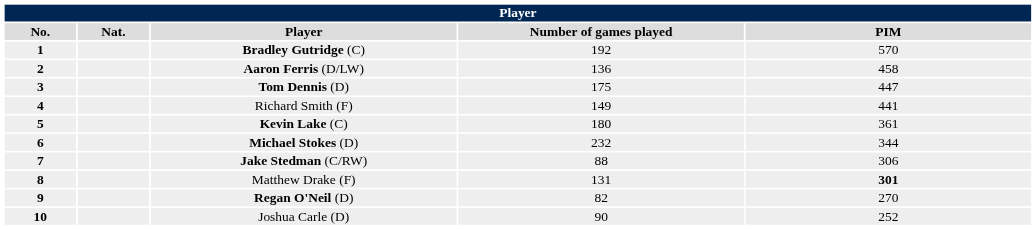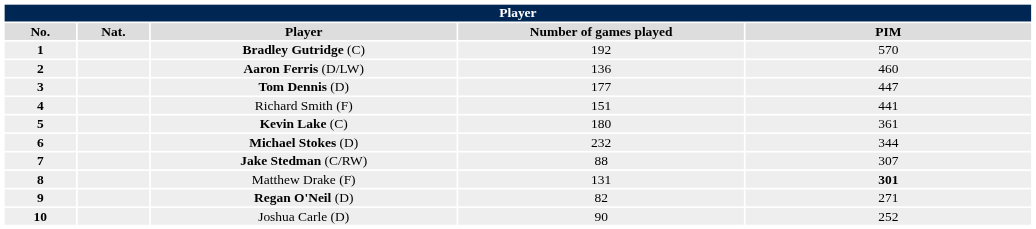(888, 68) 458 -> (888, 68) 460
(601, 87) 175 -> (601, 87) 177
(601, 105) 149 -> (601, 105) 151
(888, 160) 306 -> (888, 160) 307
(888, 197) 270 -> (888, 197) 271
